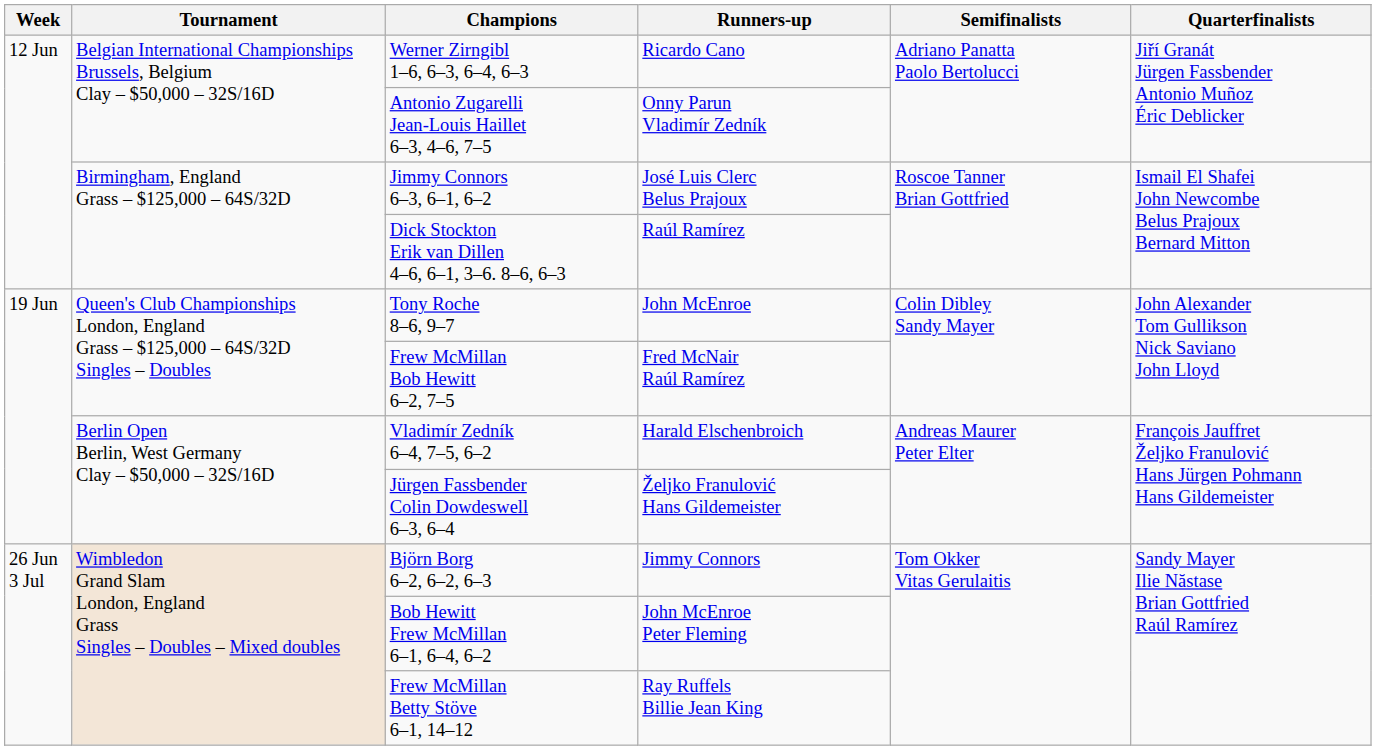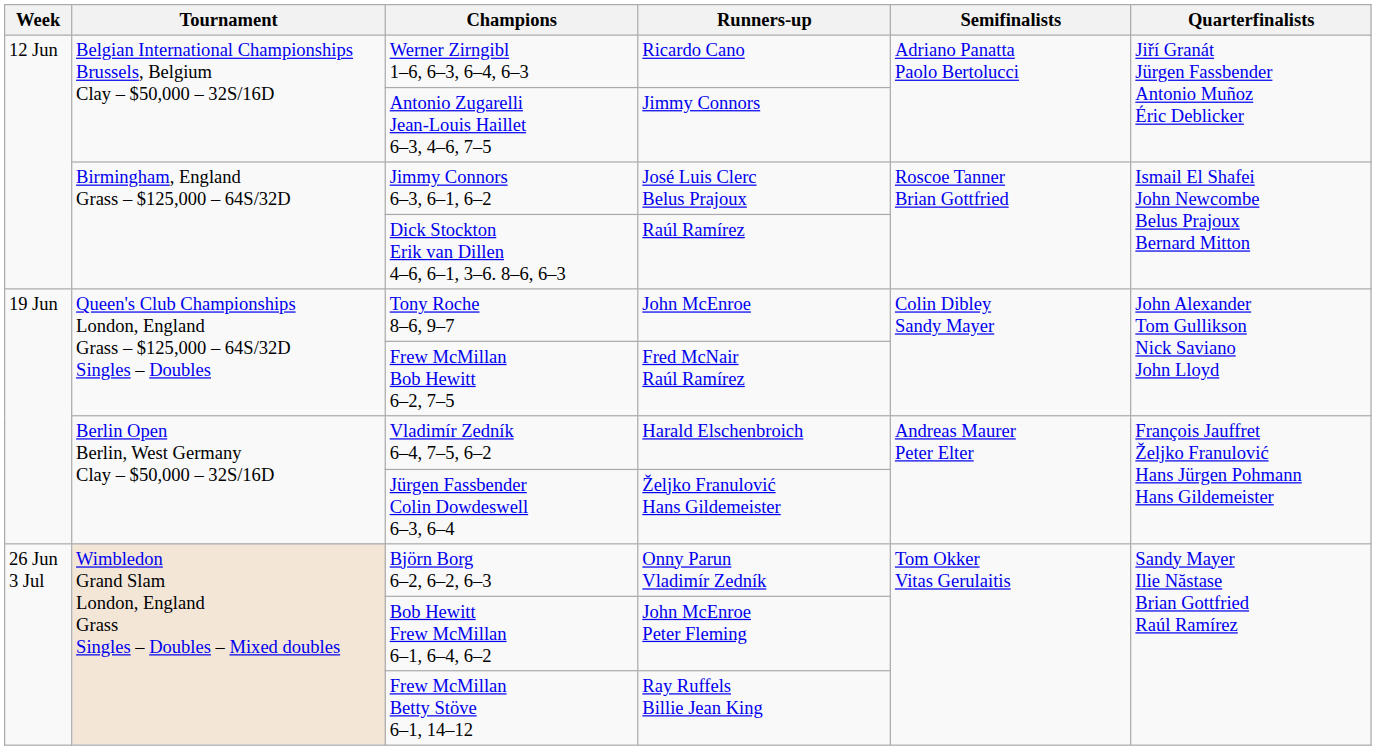(704, 114) Onny Parun Vladimír Zedník -> (701, 103) Jimmy Connors
(701, 558) Jimmy Connors -> (704, 569) Onny Parun Vladimír Zedník
